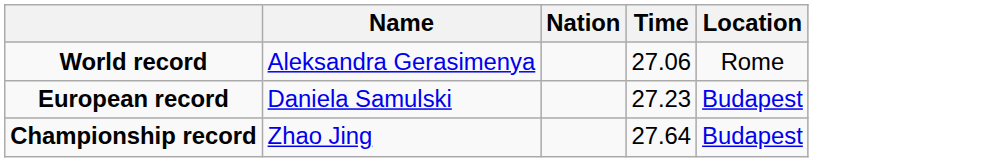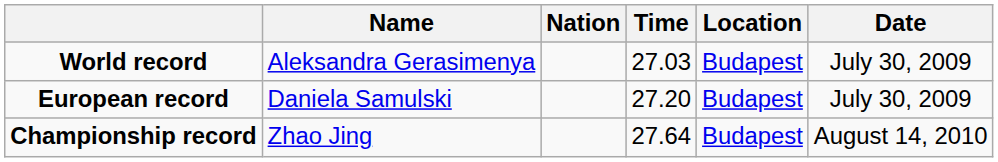+ column: (901, 23)
(661, 61) 27.06 -> (661, 61) 27.03
(752, 61) Rome -> (752, 61) Budapest
(661, 99) 27.23 -> (661, 99) 27.20
